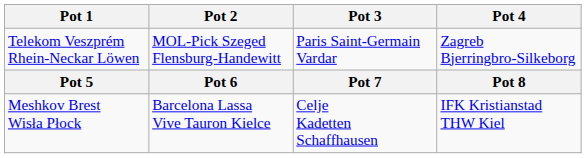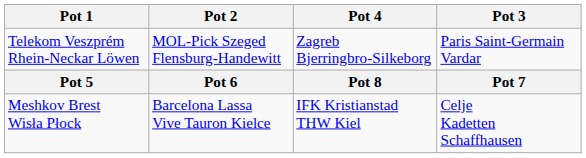columns swapped: (365, 16) <-> (509, 16)
